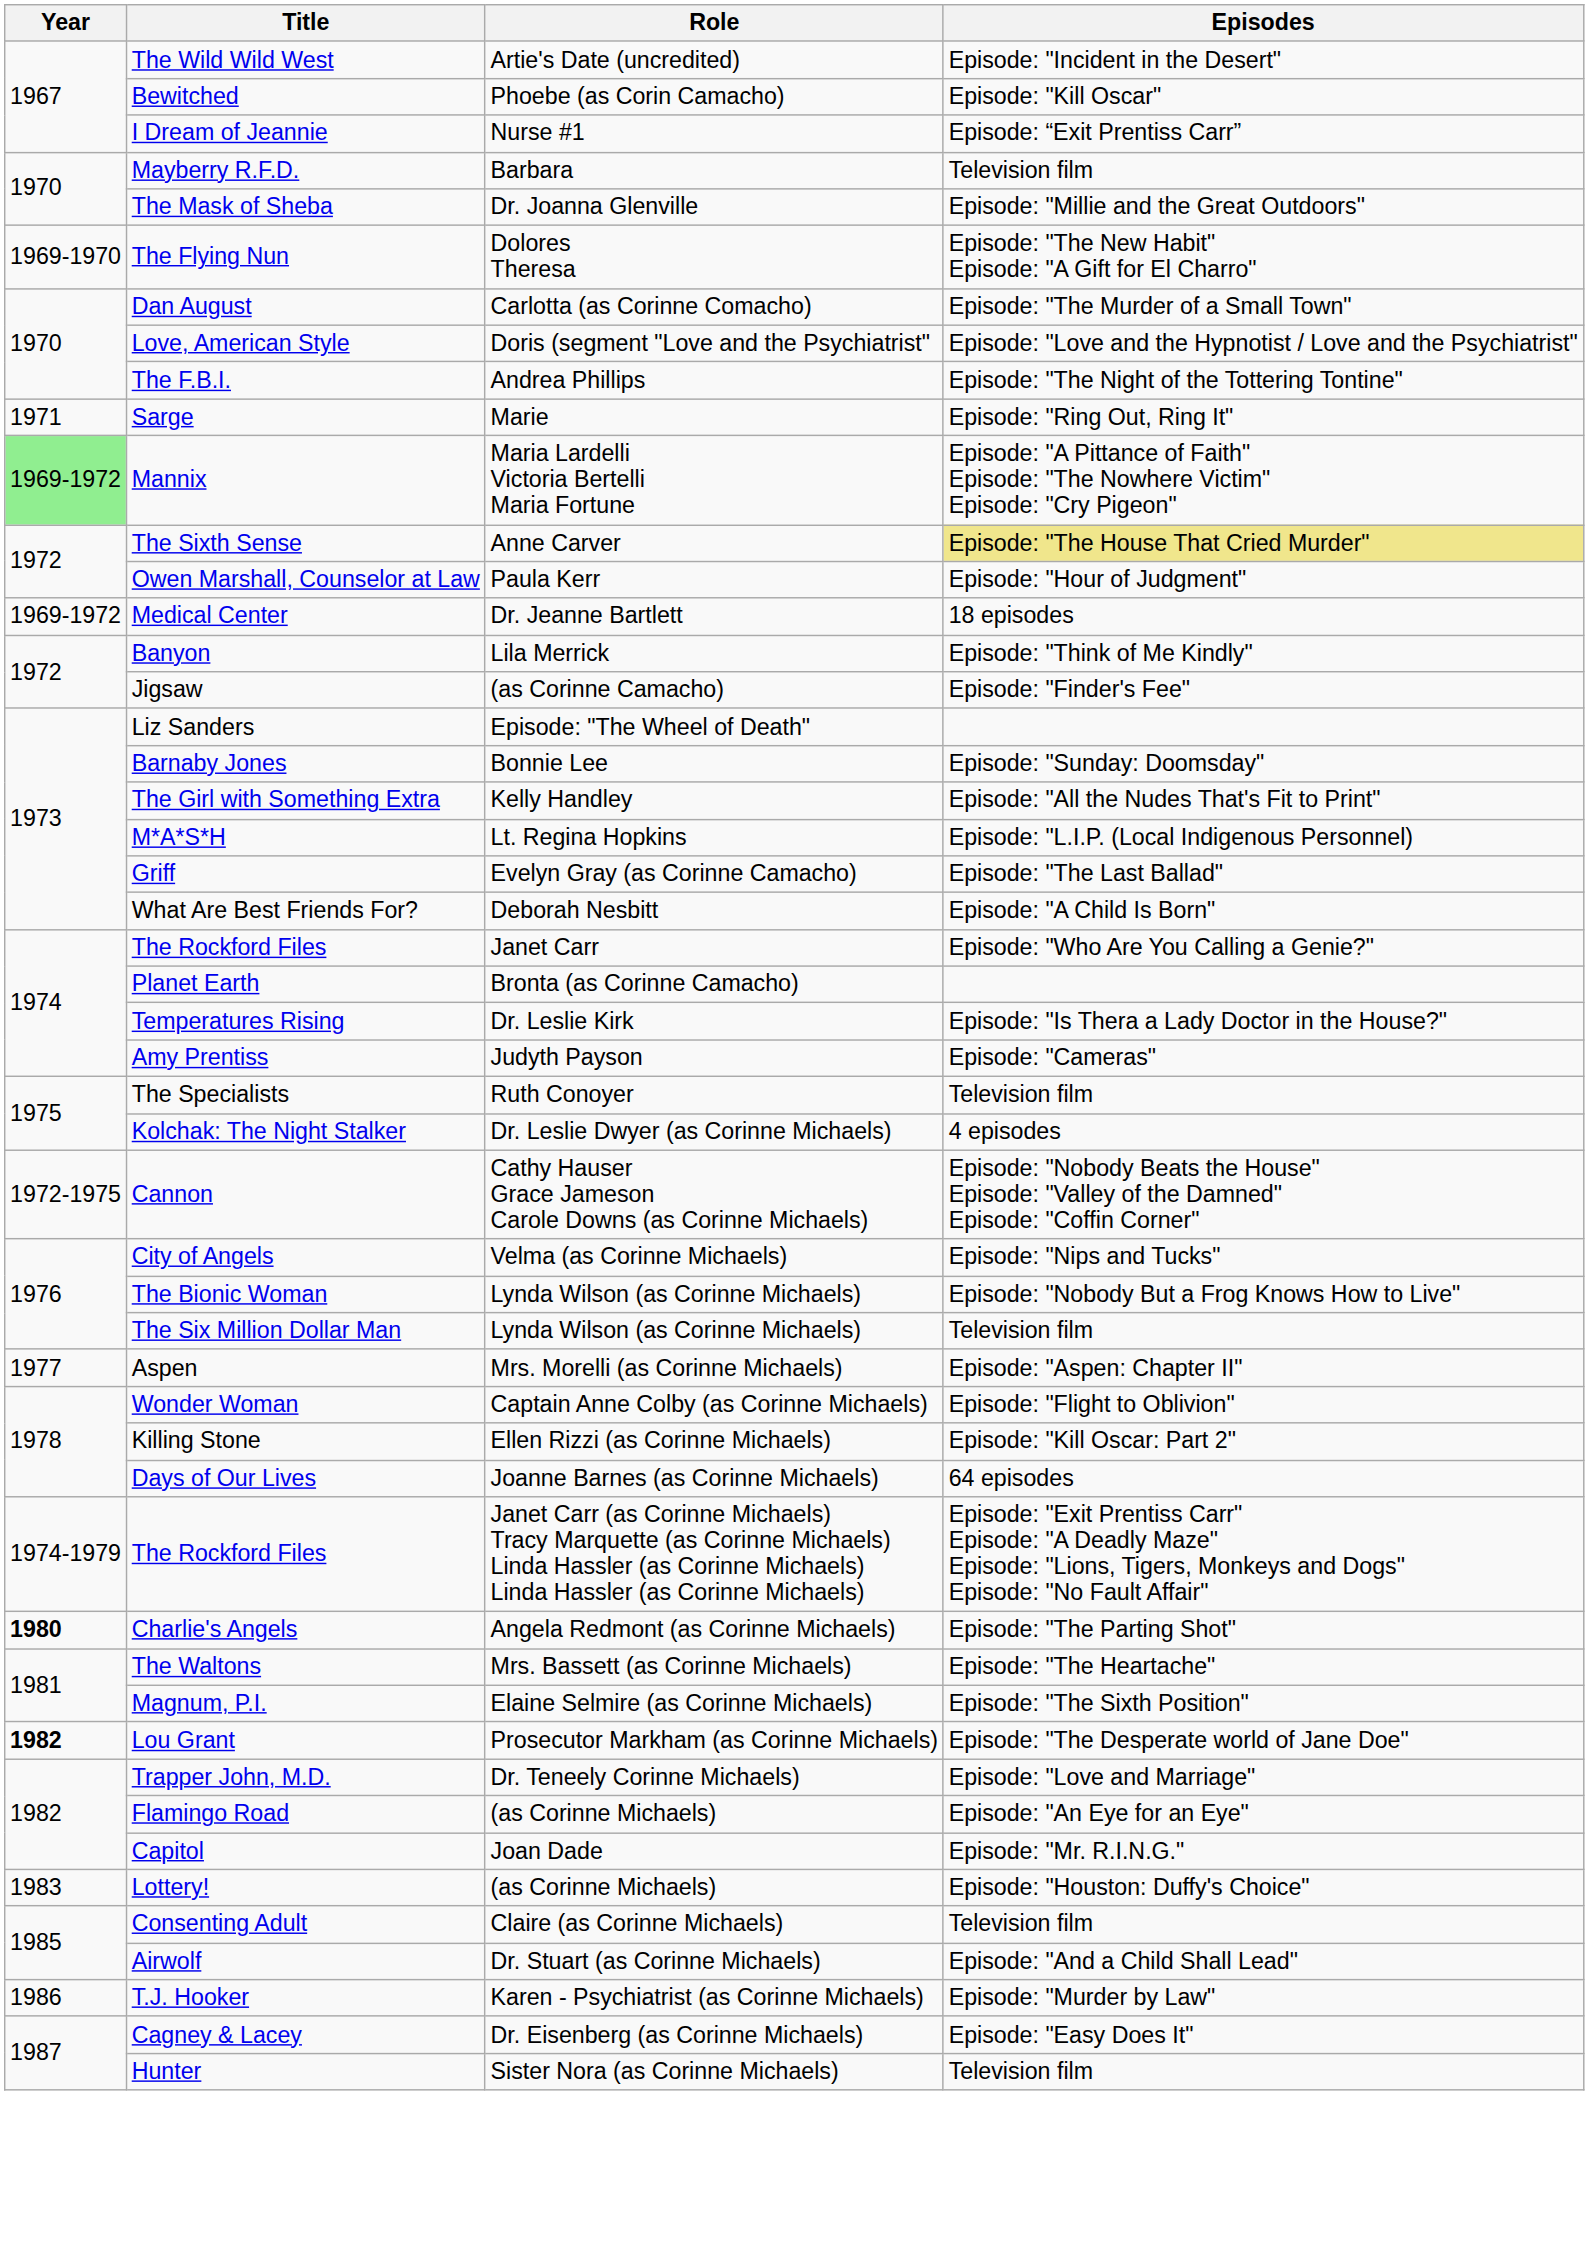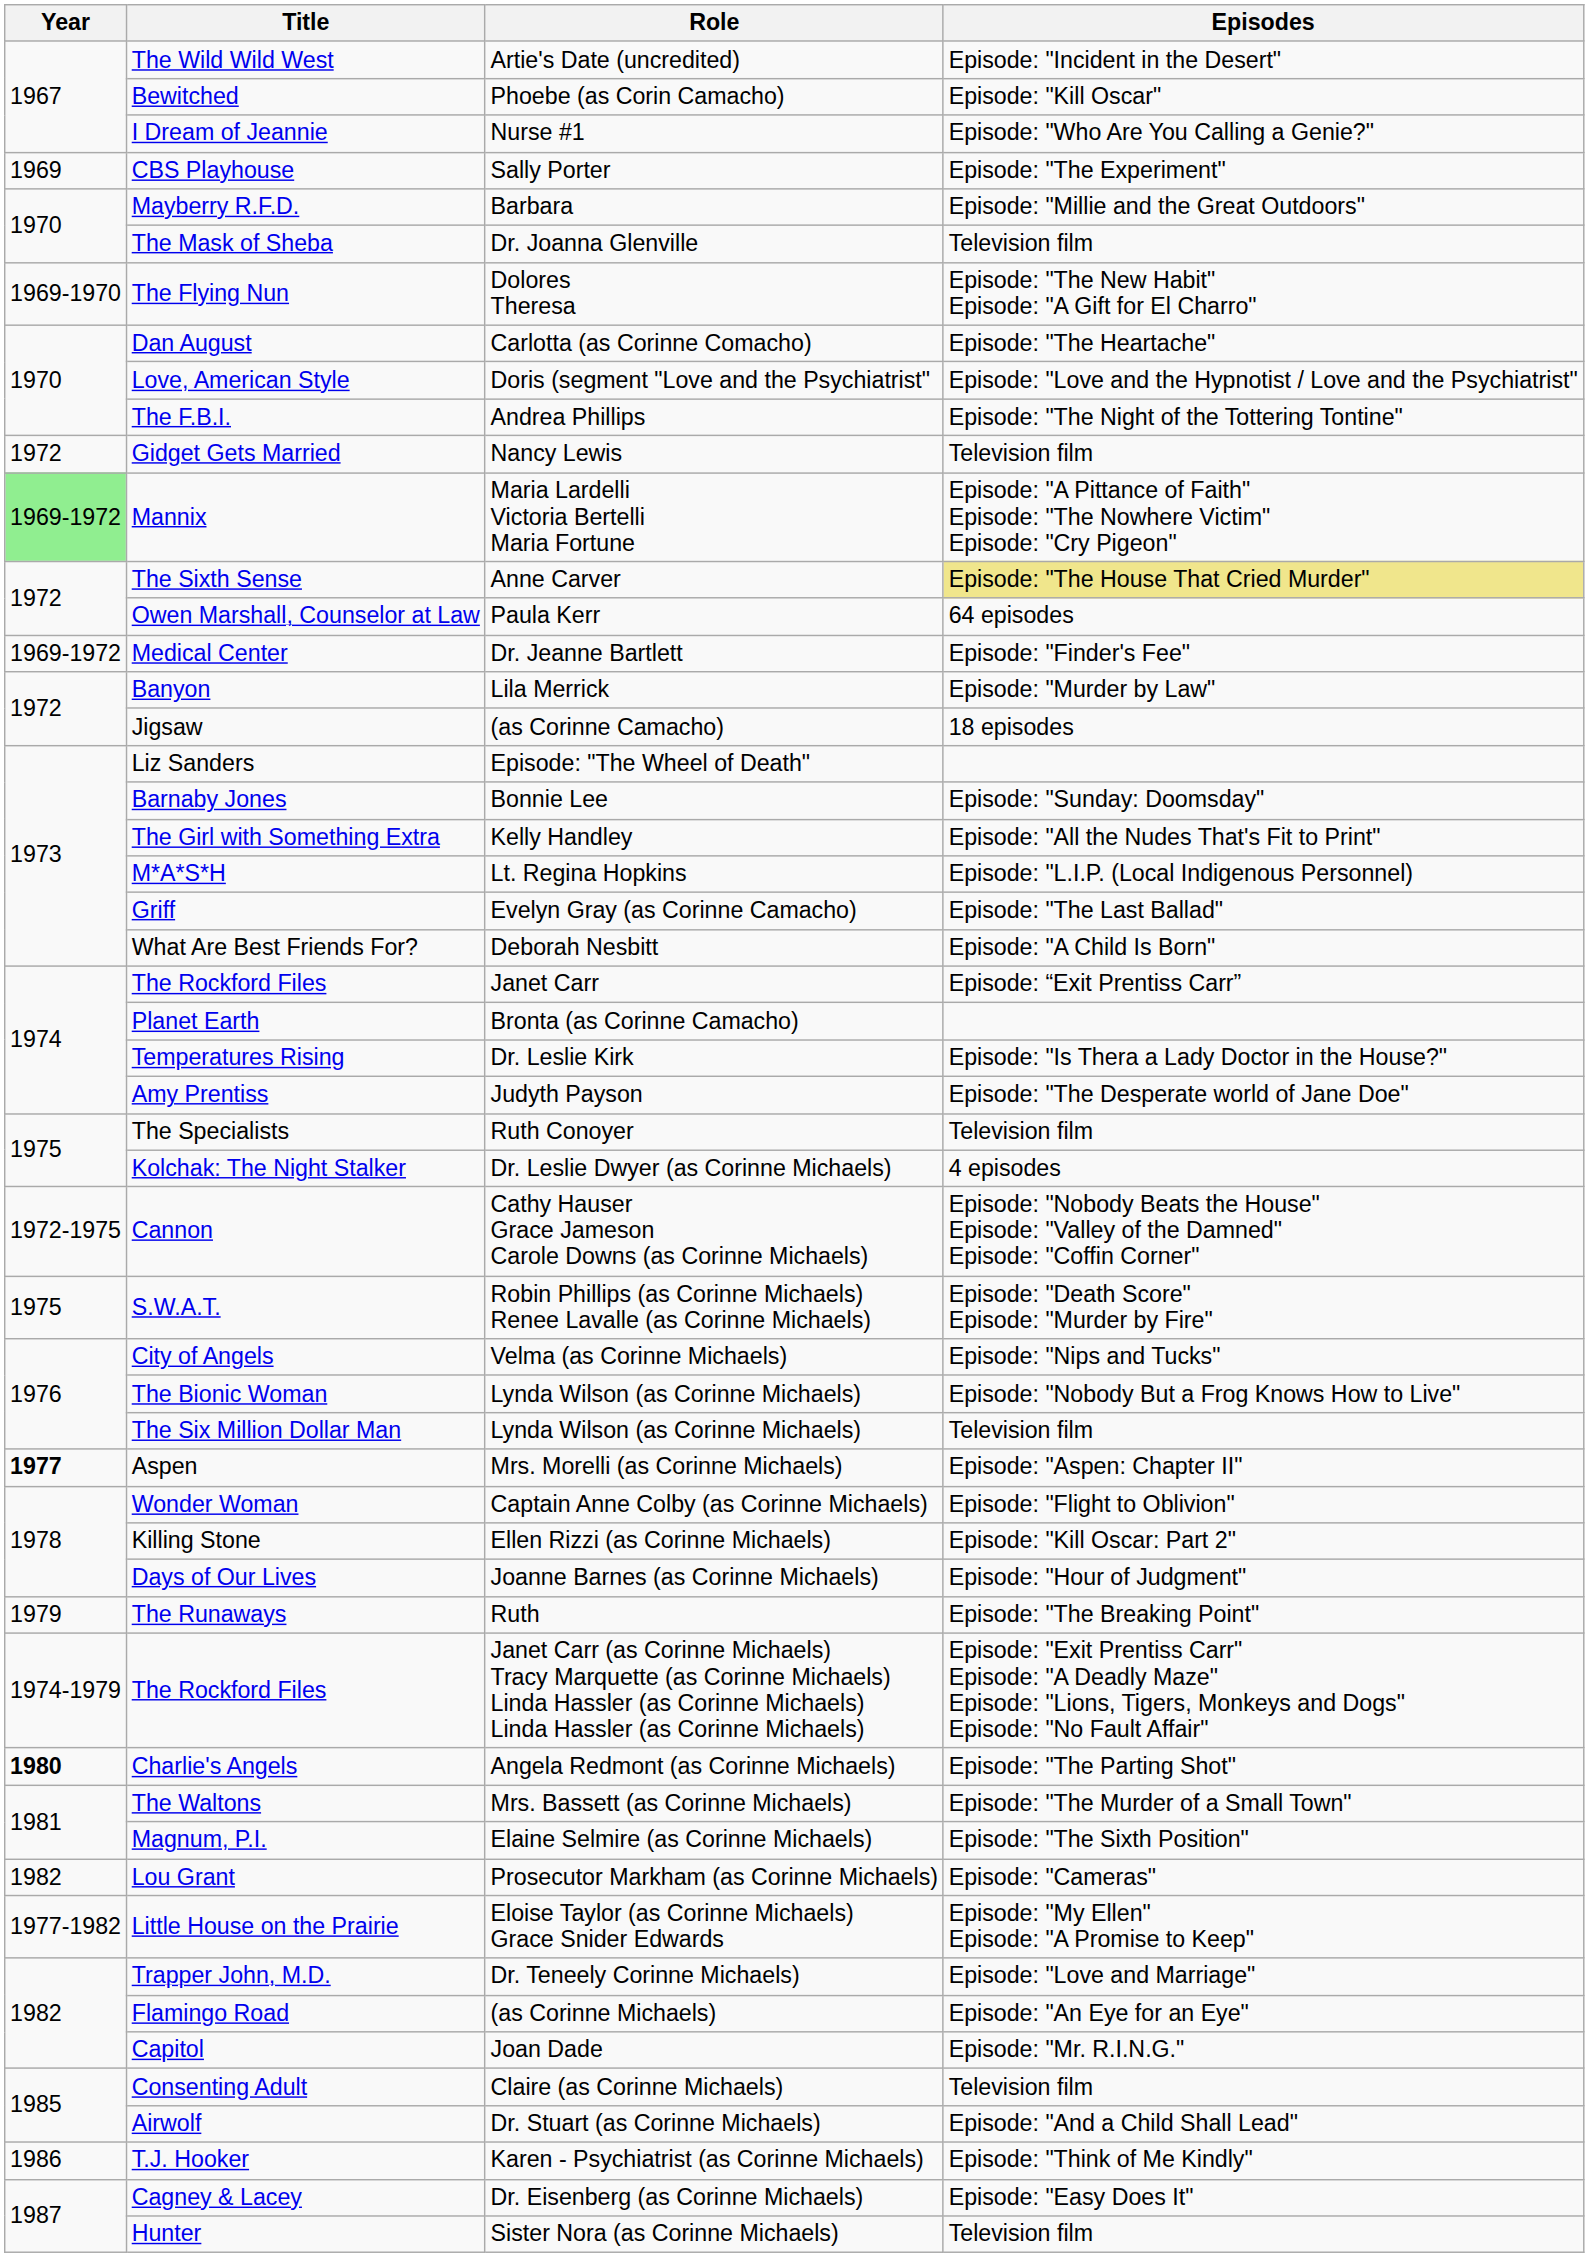(1095, 133) Episode: “Exit Prentiss Carr” -> (1161, 133) Episode: "Who Are You Calling a Genie?"
+ row: (213, 170)
(1021, 170) Television film -> (1157, 206) Episode: "Millie and the Great Outdoors"
(1157, 206) Episode: "Millie and the Great Outdoors" -> (1021, 243) Television film
(1150, 306) Episode: "The Murder of a Small Town" -> (1082, 343) Episode: "The Heartache"
- row: (163, 416)
+ row: (236, 453)
(1097, 579) Episode: "Hour of Judgment" -> (1011, 616) 64 episodes
(1011, 616) 18 episodes -> (1069, 653) Episode: "Finder's Fee"
(1101, 653) Episode: "Think of Me Kindly" -> (1082, 689) Episode: "Murder by Law"
(1069, 689) Episode: "Finder's Fee" -> (1011, 726) 18 episodes
(1161, 947) Episode: "Who Are You Calling a Genie?" -> (1095, 984) Episode: “Exit Prentiss Carr”
(1052, 1057) Episode: "Cameras" -> (1179, 1094) Episode: "The Desperate world of Jane Doe"
+ row: (176, 1307)
(36, 1367) normal -> (36, 1467) bold
(1011, 1477) 64 episodes -> (1097, 1577) Episode: "Hour of Judgment"
+ row: (209, 1614)
(1082, 1666) Episode: "The Heartache" -> (1150, 1803) Episode: "The Murder of a Small Town"
(36, 1740) bold -> (36, 1876) normal
(1179, 1740) Episode: "The Desperate world of Jane Doe" -> (1052, 1876) Episode: "Cameras"
+ row: (265, 1926)
- row: (170, 1887)
(1082, 1997) Episode: "Murder by Law" -> (1101, 2160) Episode: "Think of Me Kindly"
